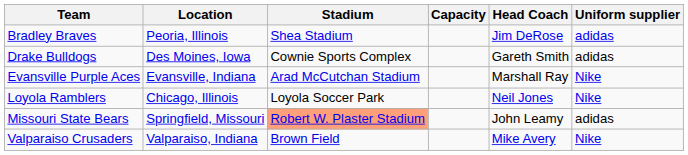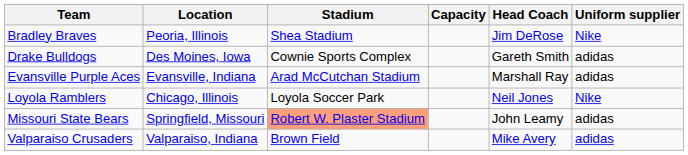(594, 35) adidas -> (588, 35) Nike
(588, 77) Nike -> (594, 77) adidas
(588, 139) Nike -> (594, 139) adidas
